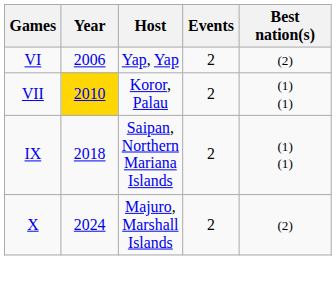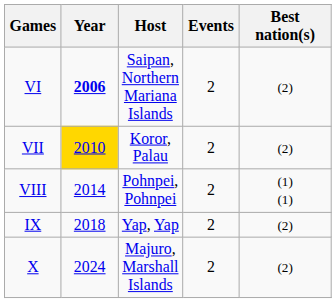(90, 60) normal -> (90, 86) bold
(150, 60) Yap, Yap -> (150, 86) Saipan, Northern Mariana Islands
(285, 95) (1) (1) -> (285, 148) (2)
+ row: (33, 190)
(150, 154) Saipan, Northern Mariana Islands -> (150, 224) Yap, Yap
(285, 155) (1) (1) -> (285, 225) (2)
